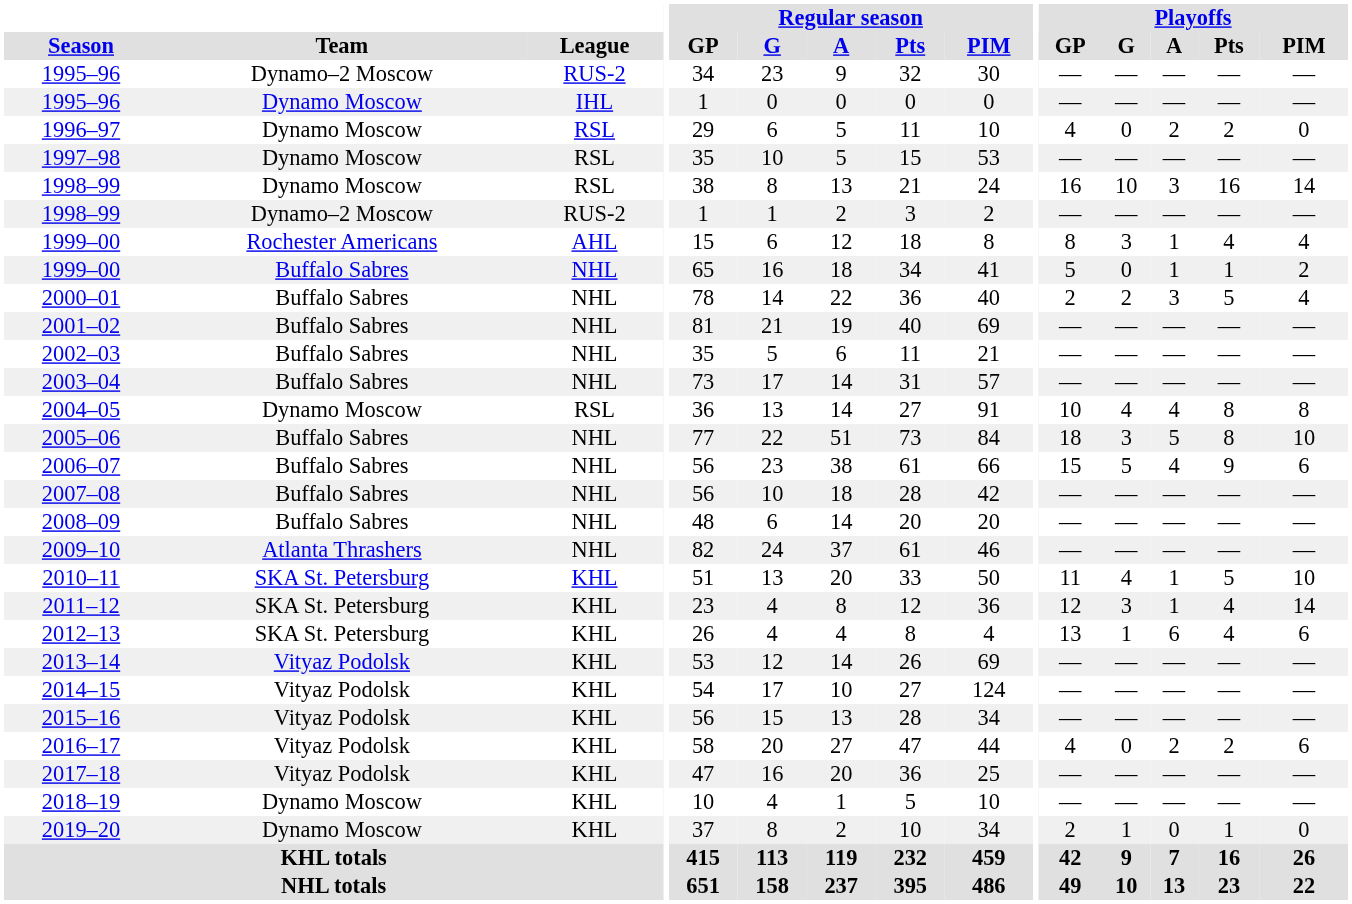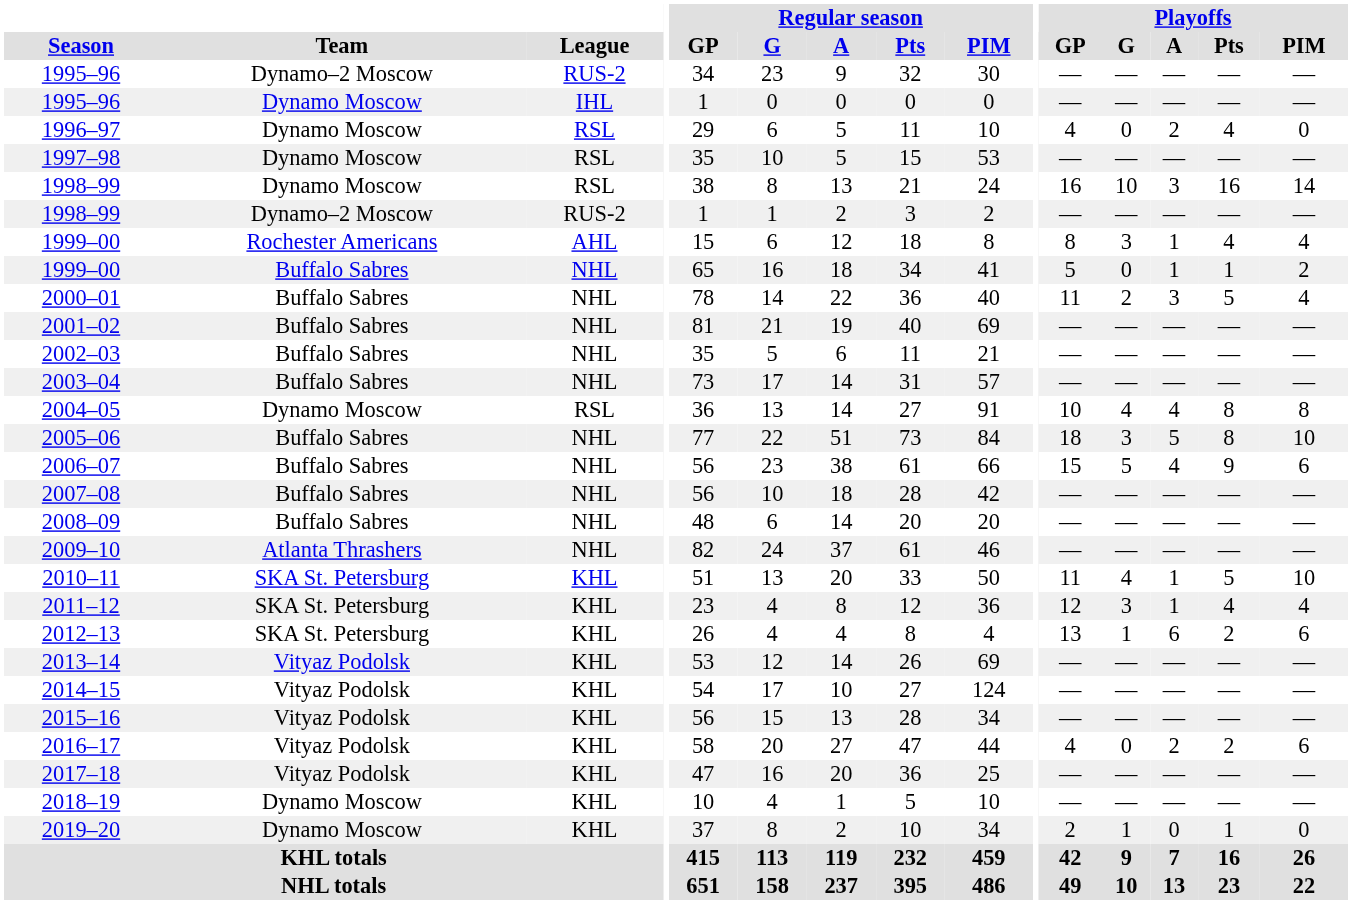(1229, 129) 2 -> (1229, 129) 4
(1070, 297) 2 -> (1070, 297) 11
(1304, 605) 14 -> (1304, 605) 4
(1229, 633) 4 -> (1229, 633) 2
